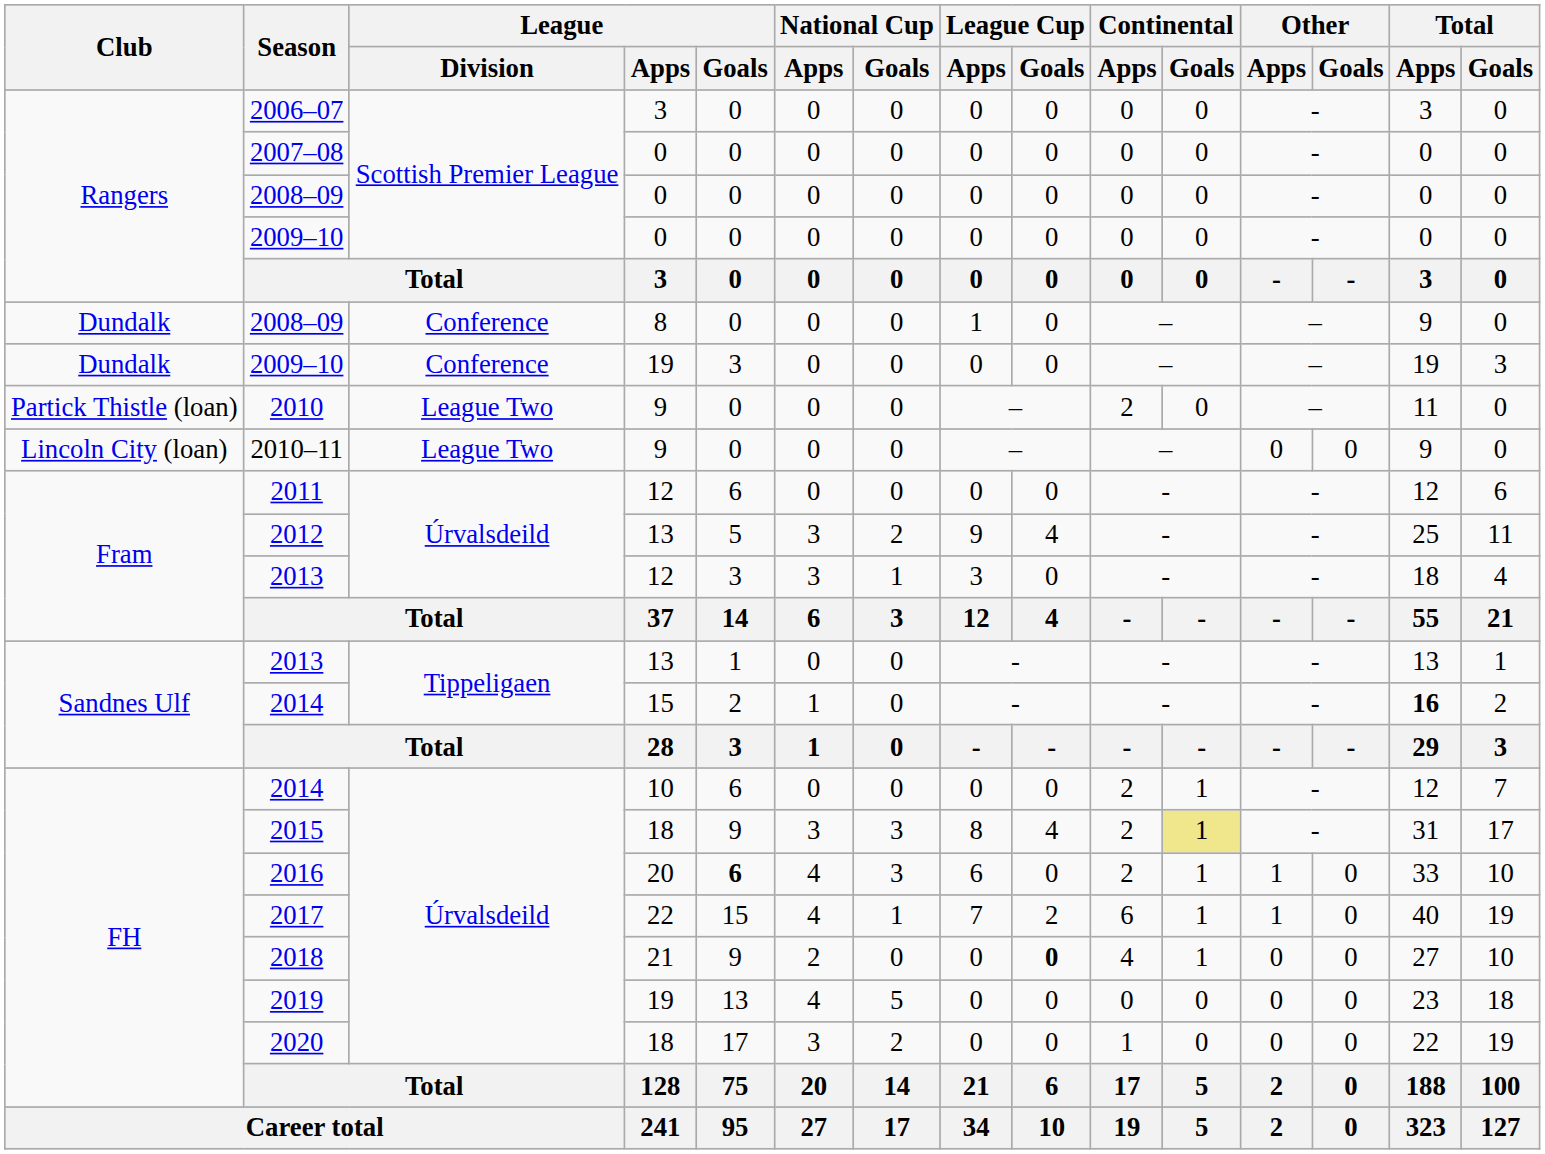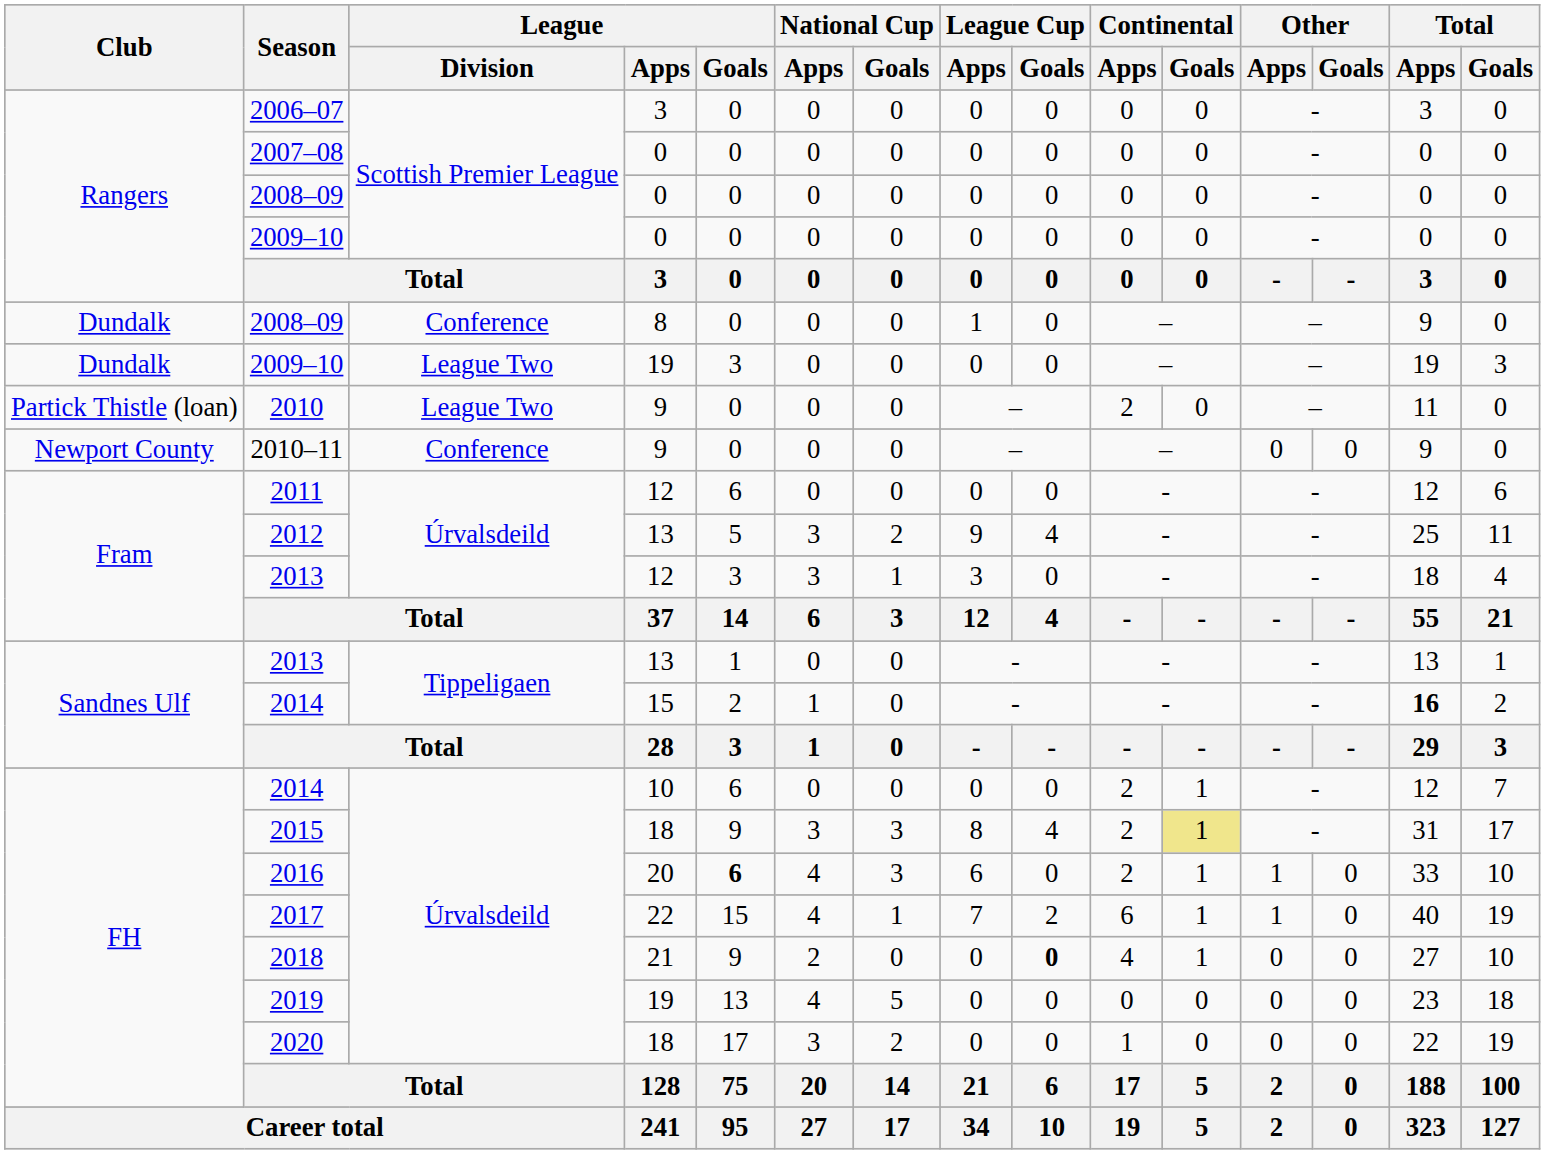(487, 364) Conference -> (487, 364) League Two
(124, 449) Lincoln City (loan) -> (124, 449) Newport County
(487, 449) League Two -> (487, 449) Conference
